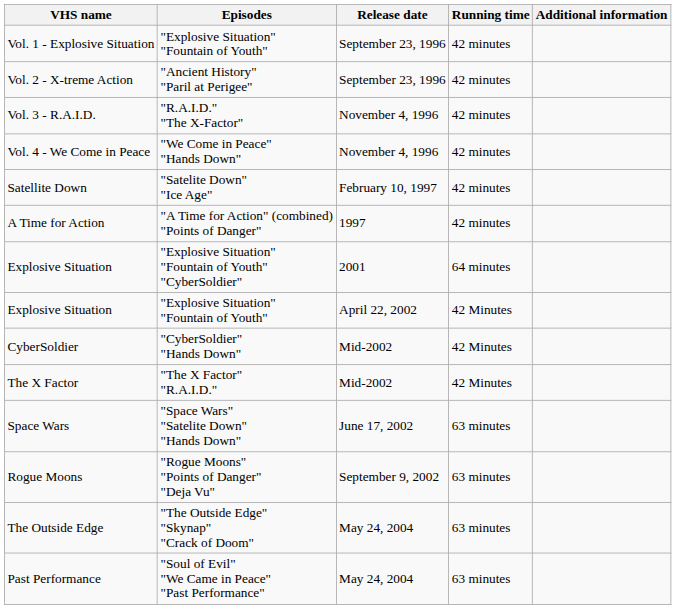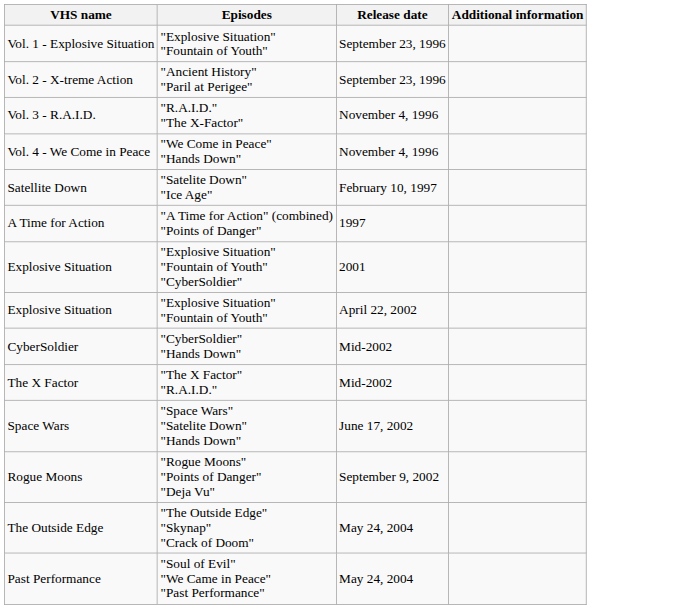- column: (491, 15)
